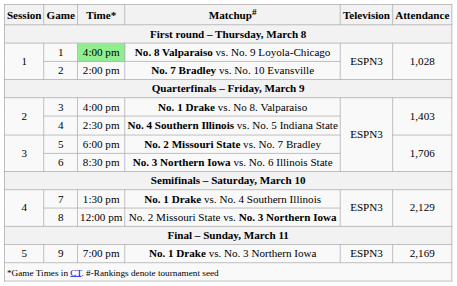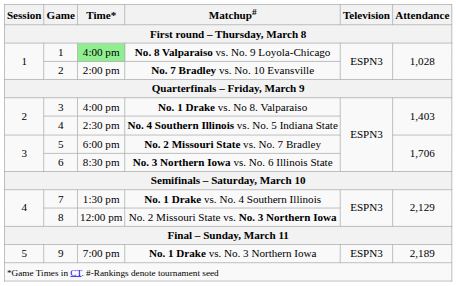(422, 253) 2,169 -> (422, 253) 2,189
